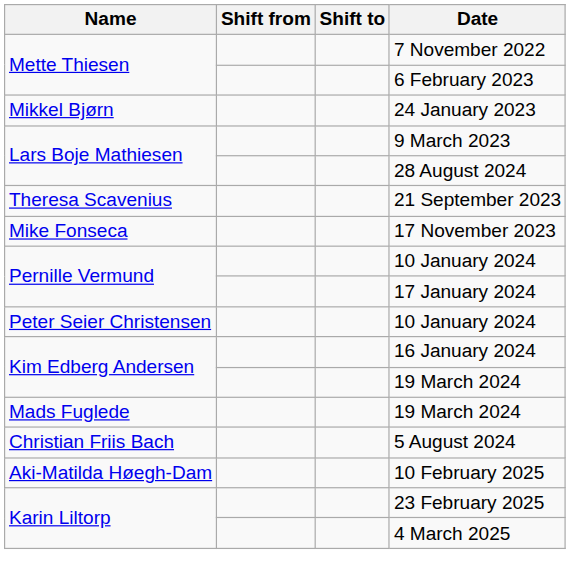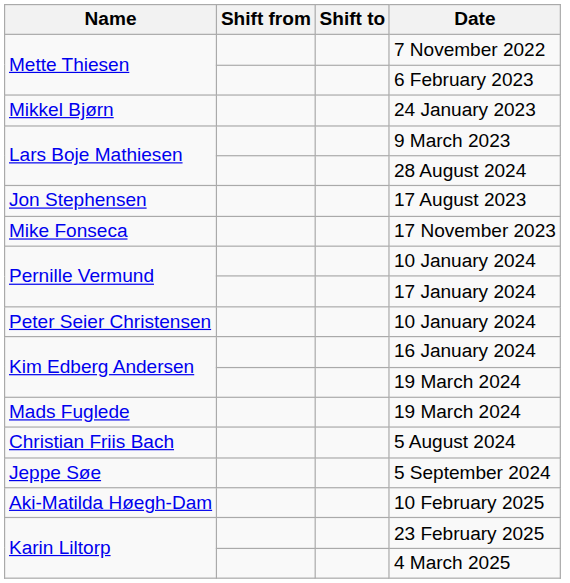+ row: (78, 200)
- row: (90, 200)
+ row: (55, 472)
